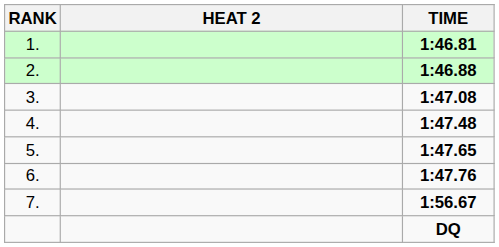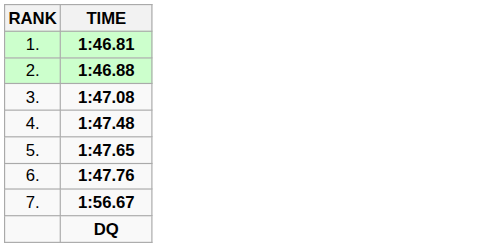- column: (232, 18)
